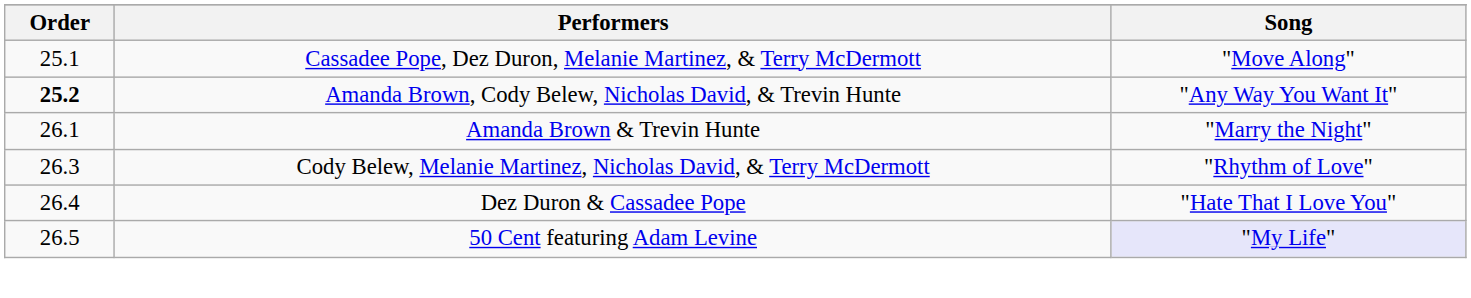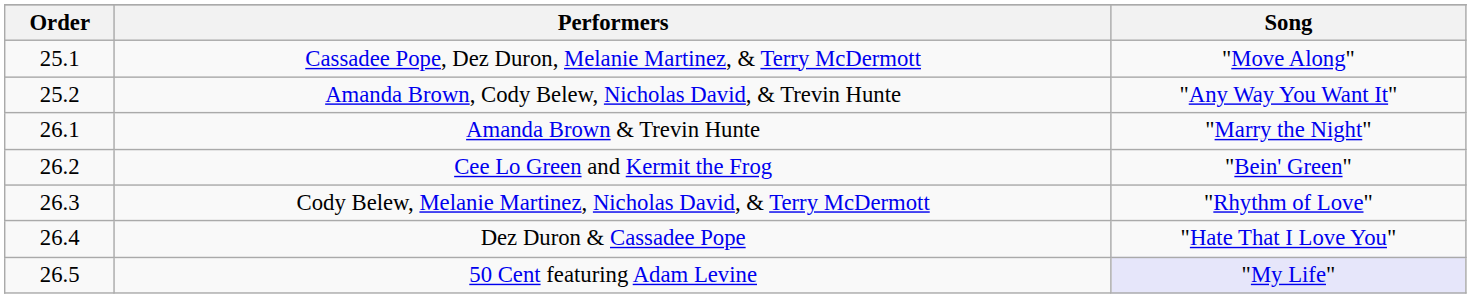(60, 94) bold -> (60, 94) normal
+ row: (613, 166)
